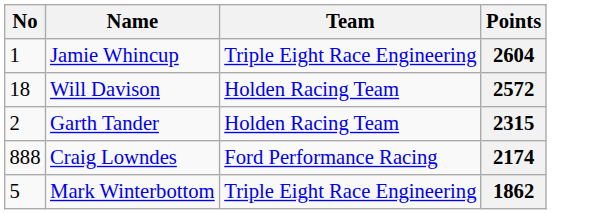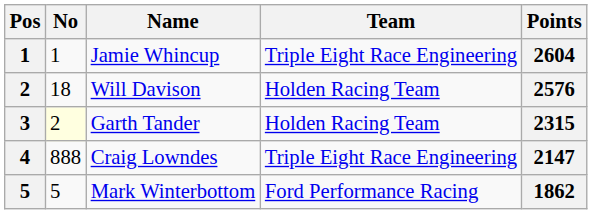+ column: (25, 21)
(514, 89) 2572 -> (554, 89) 2576
(15, 123) no background -> (55, 123) lightyellow background
(331, 158) Ford Performance Racing -> (391, 158) Triple Eight Race Engineering
(514, 158) 2174 -> (554, 158) 2147
(350, 192) Triple Eight Race Engineering -> (372, 192) Ford Performance Racing
